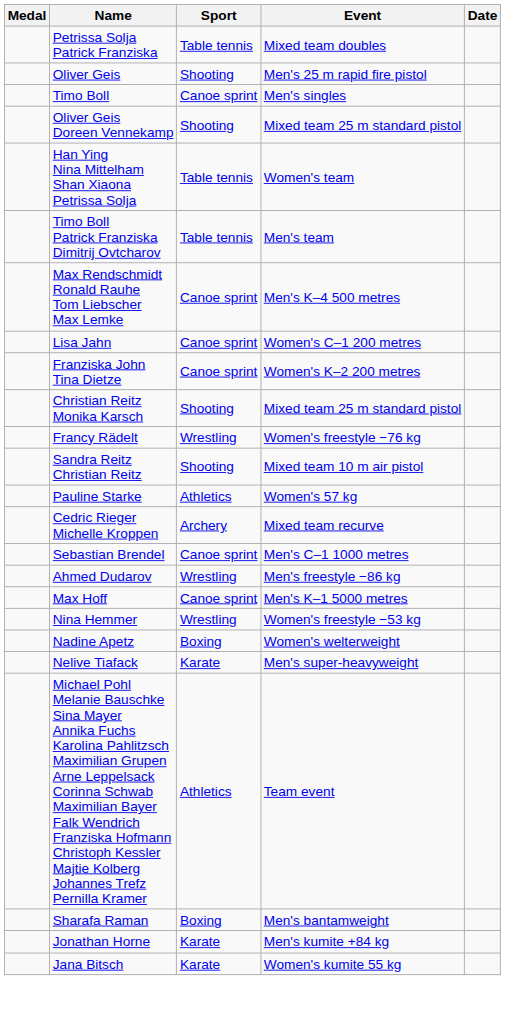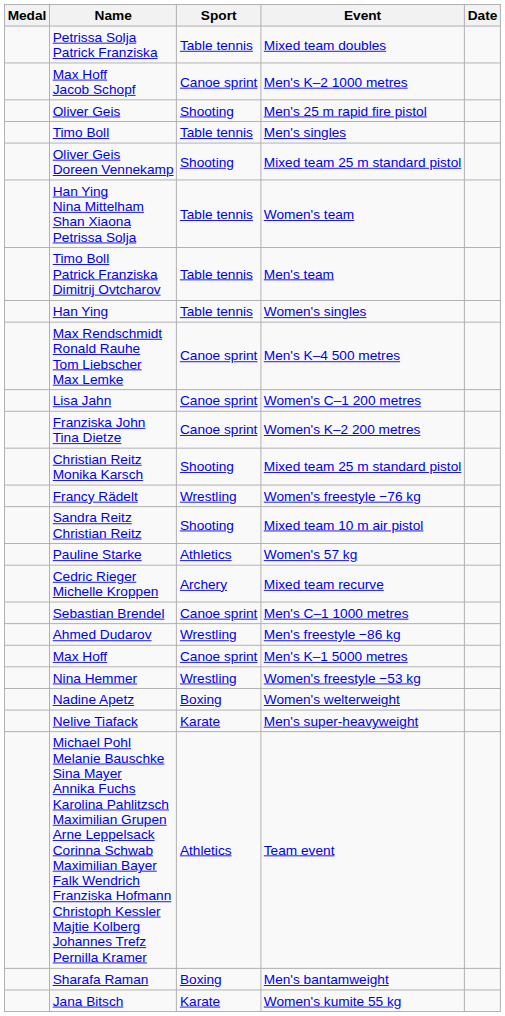+ row: (94, 82)
(219, 96) Canoe sprint -> (216, 133) Table tennis
+ row: (80, 311)
- row: (101, 942)
